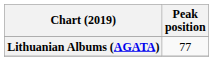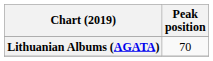(185, 46) 77 -> (185, 46) 70
